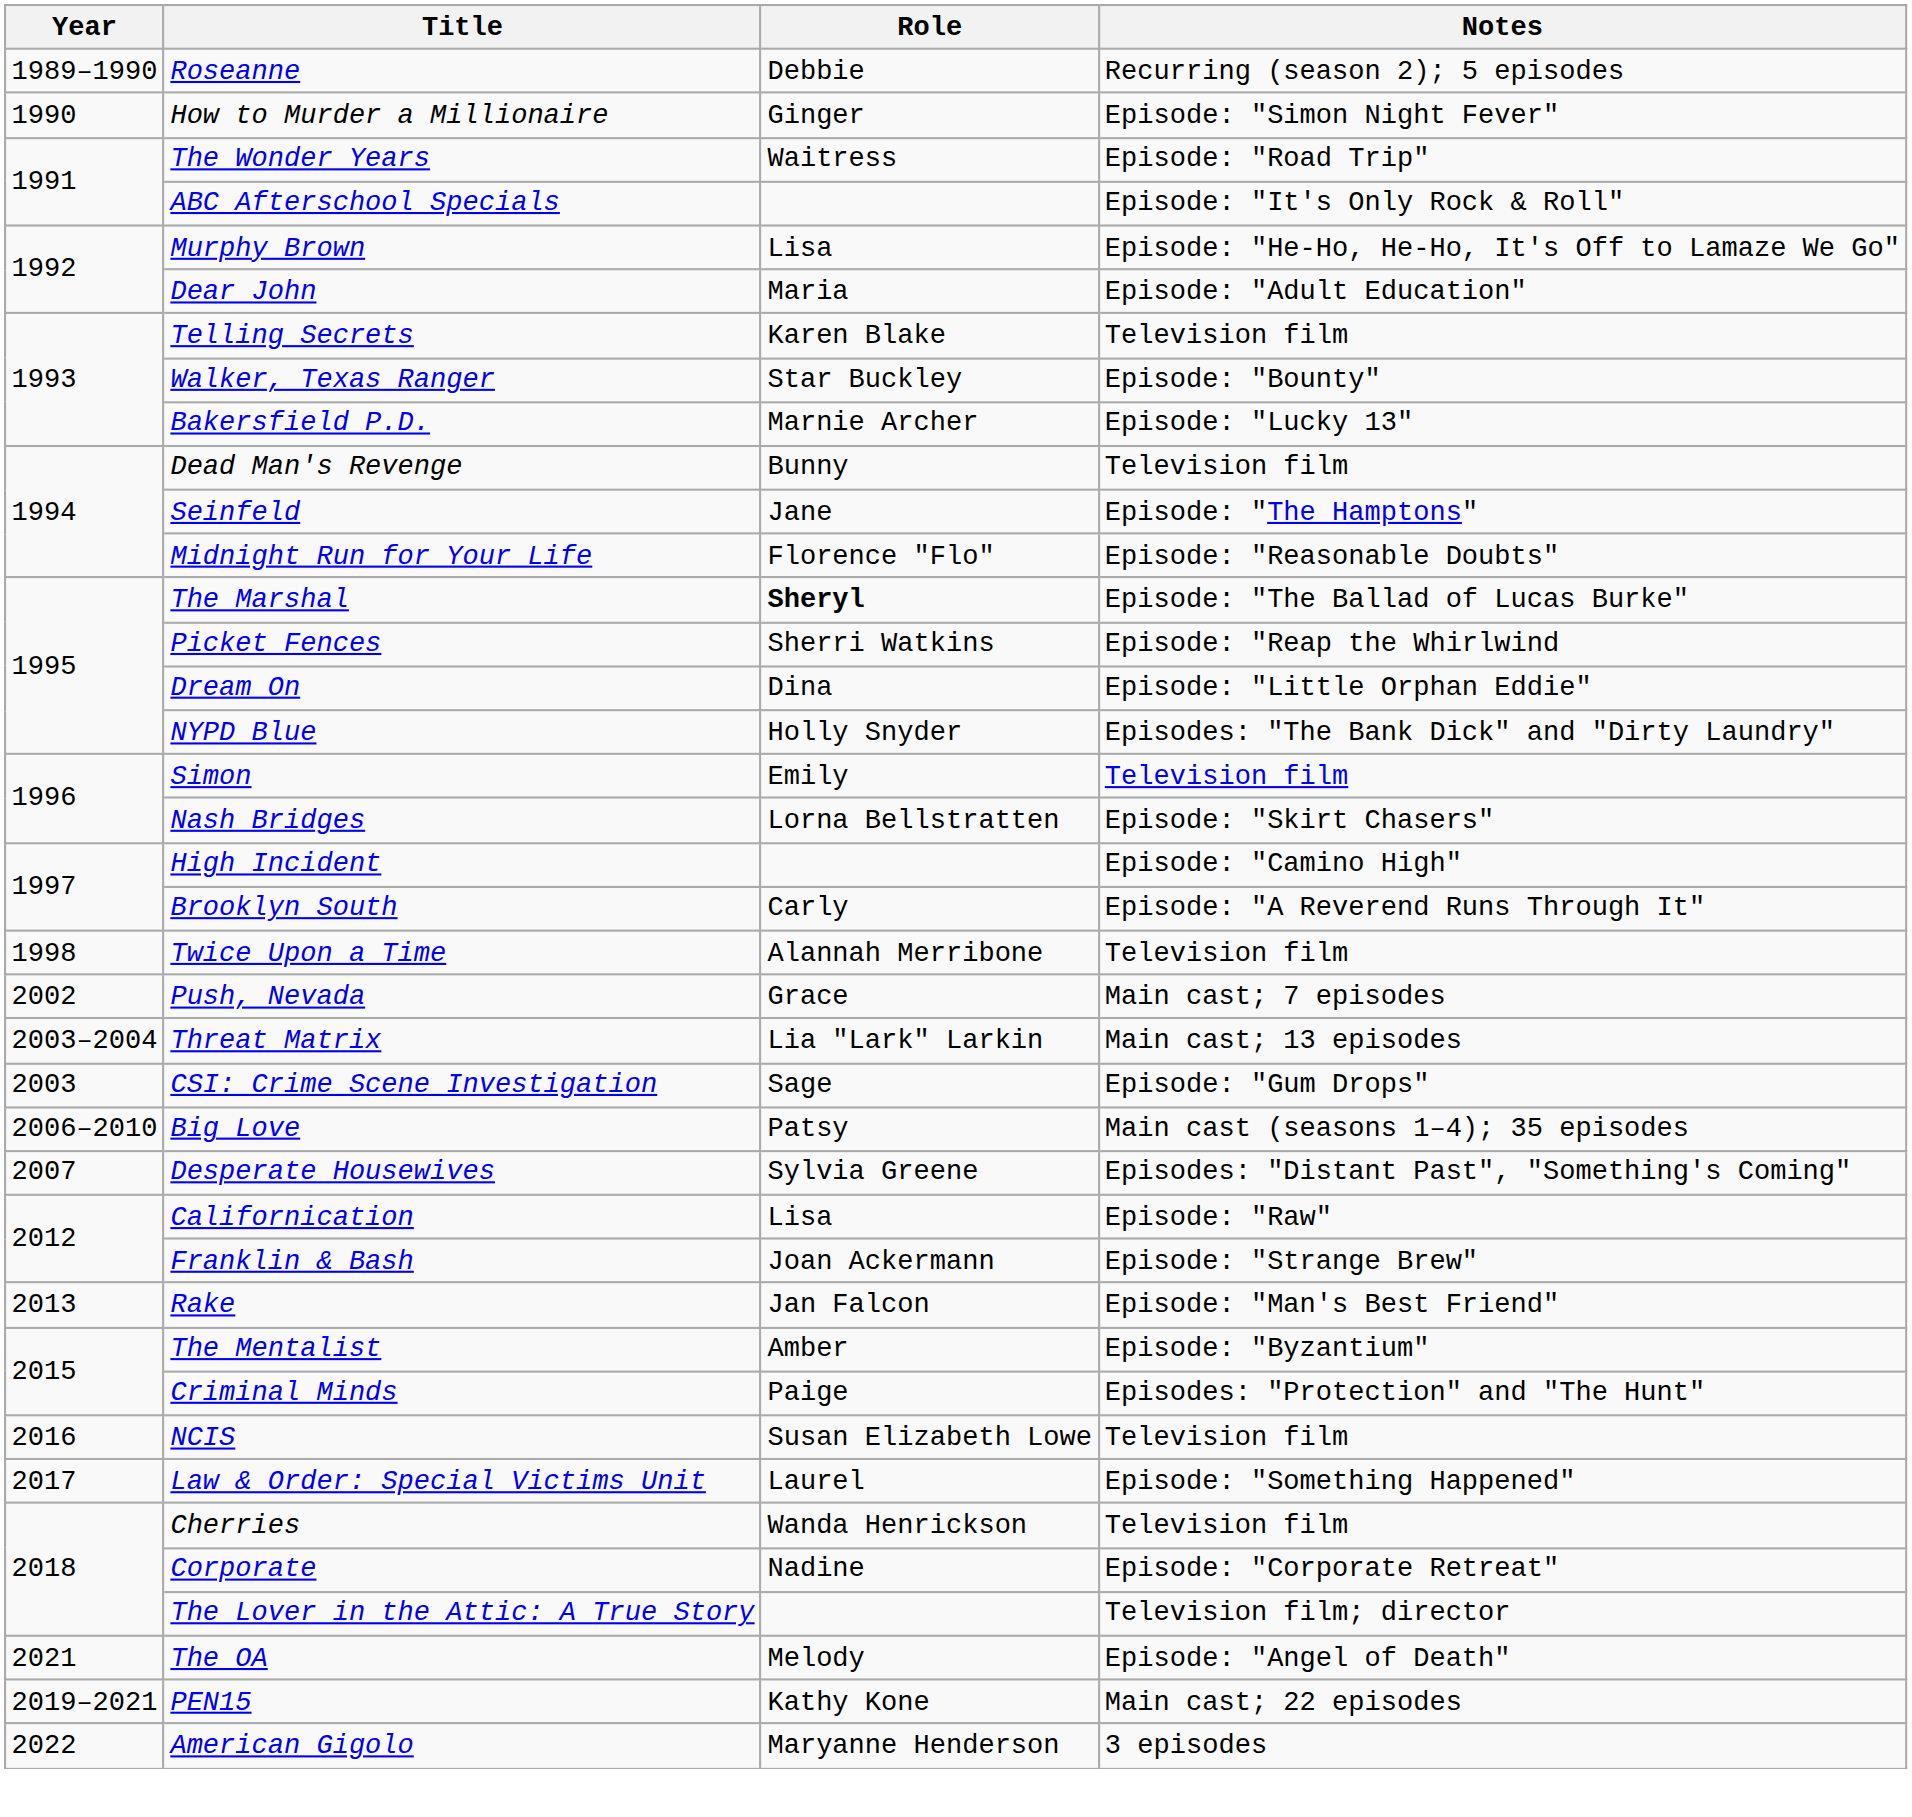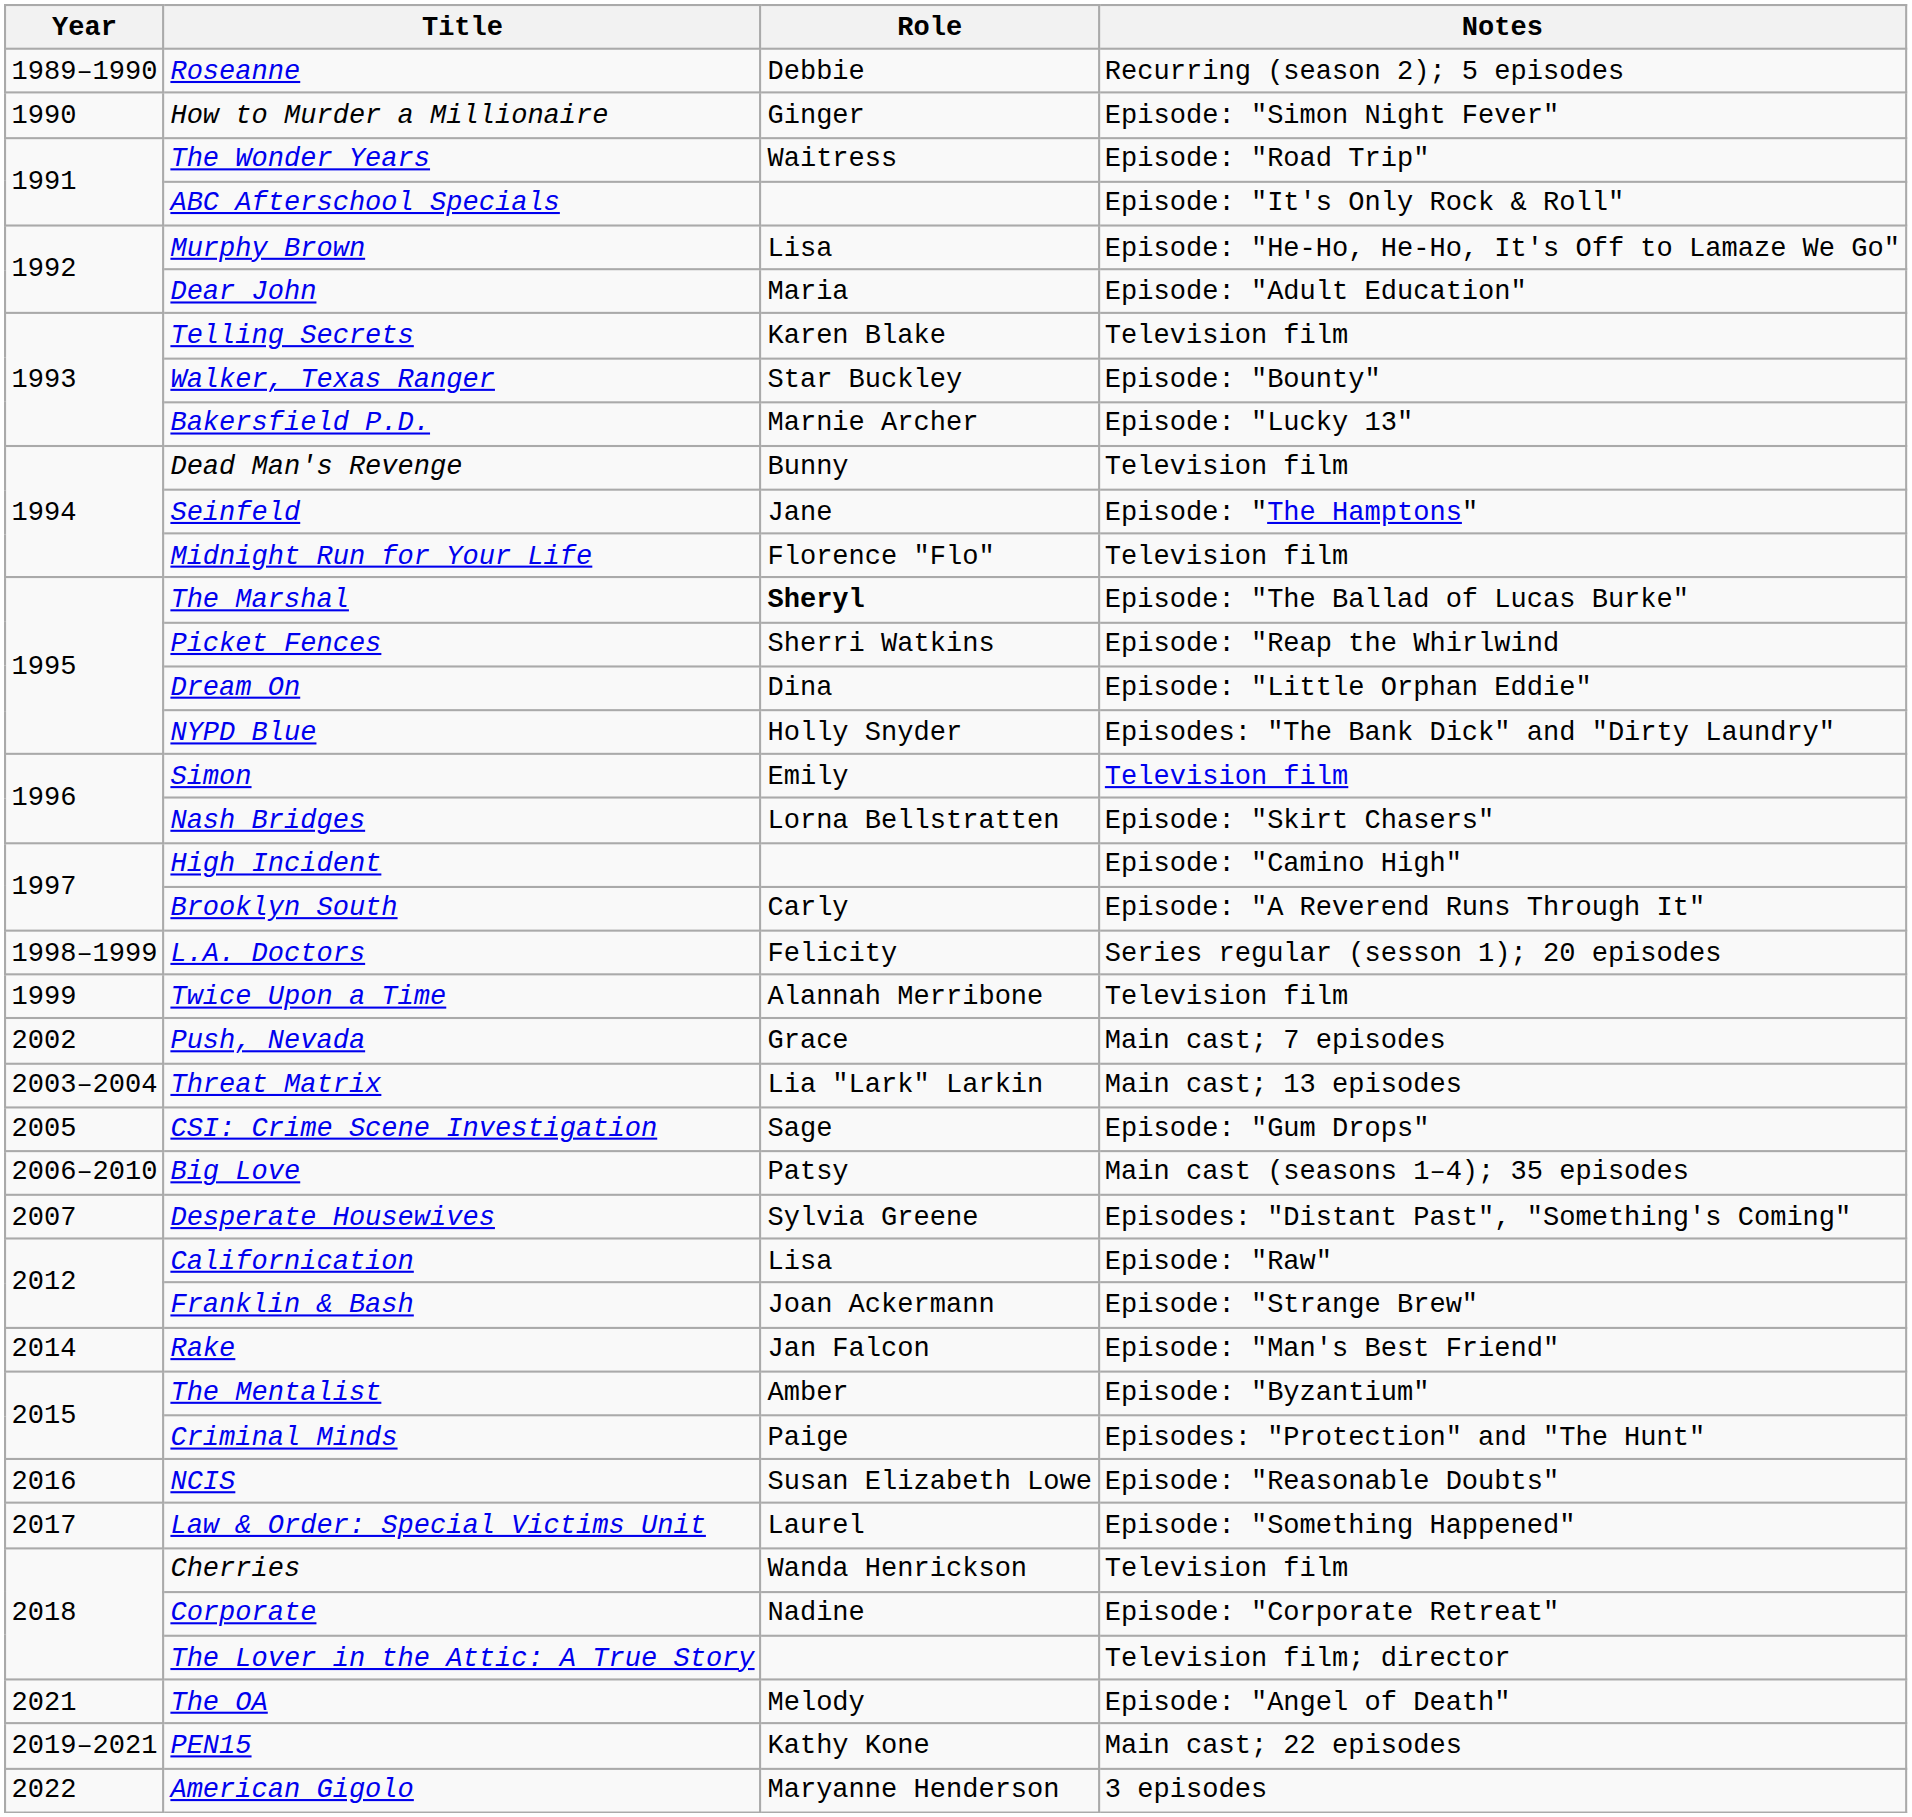(1332, 556) Episode: "Reasonable Doubts" -> (1227, 556) Television film
+ row: (268, 953)
(44, 953) 1998 -> (44, 997) 1999
(44, 1085) 2003 -> (44, 1129) 2005
(44, 1305) 2013 -> (44, 1349) 2014
(1227, 1437) Television film -> (1332, 1481) Episode: "Reasonable Doubts"
